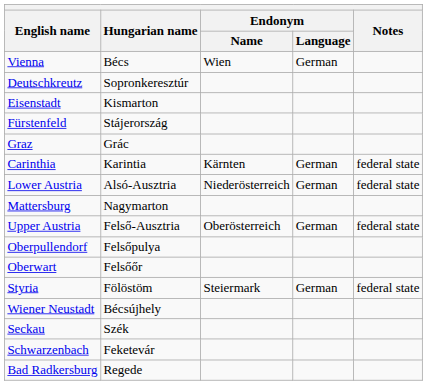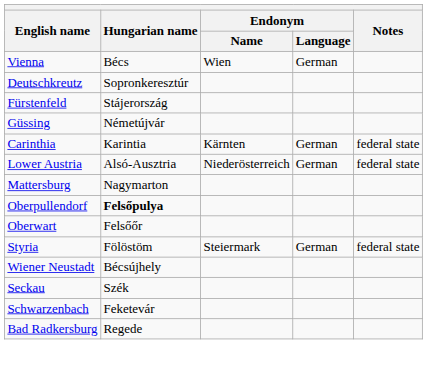- row: (34, 102)
+ row: (29, 123)
- row: (20, 144)
- row: (44, 226)
(132, 246) normal -> (133, 205) bold
